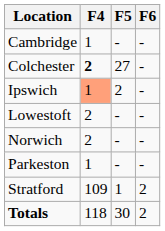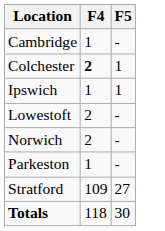- column: (148, 16)
(122, 66) 27 -> (118, 66) 1
(88, 90) lightsalmon background -> (88, 90) no background
(118, 90) 2 -> (118, 90) 1
(118, 189) 1 -> (122, 189) 27
